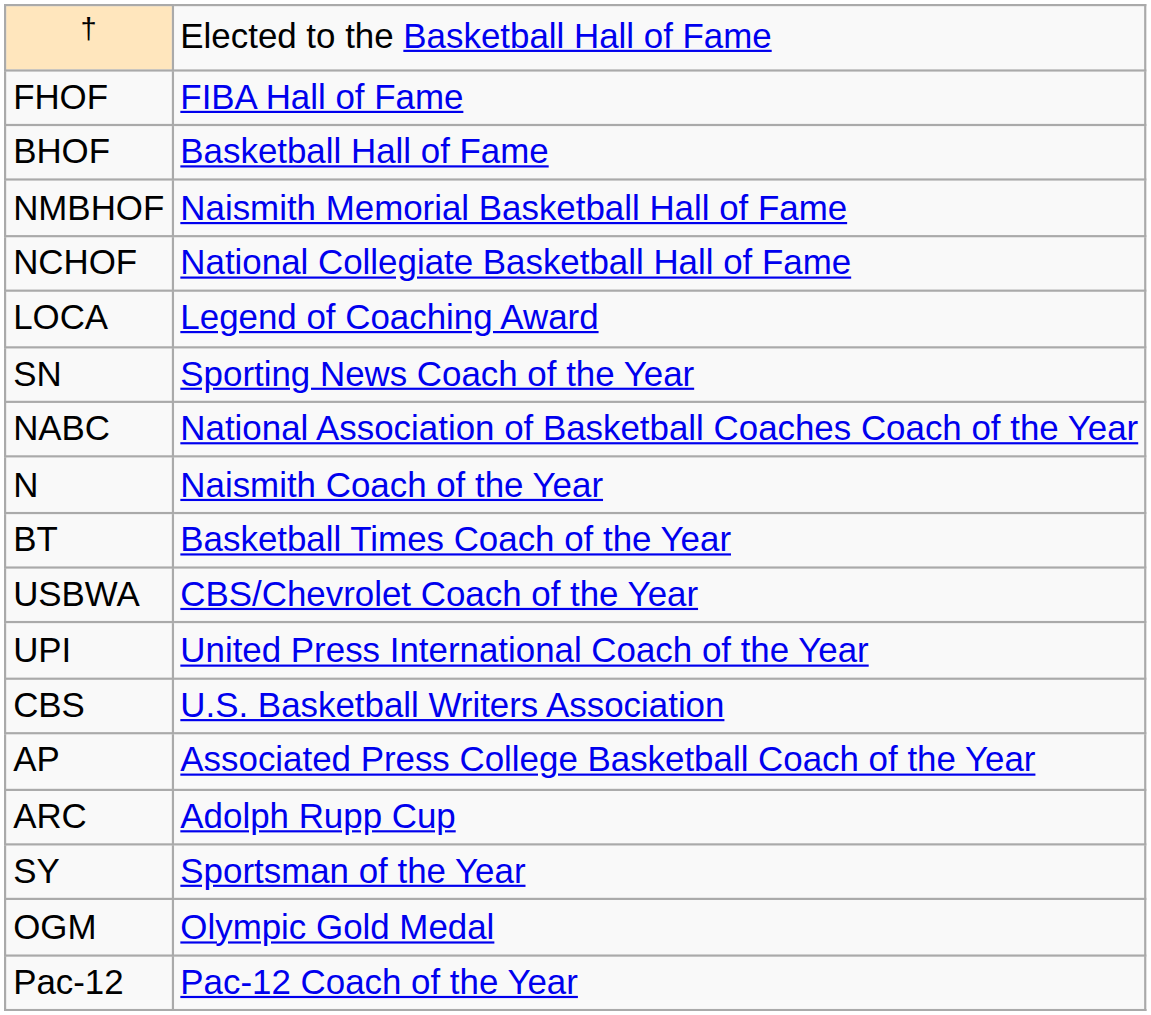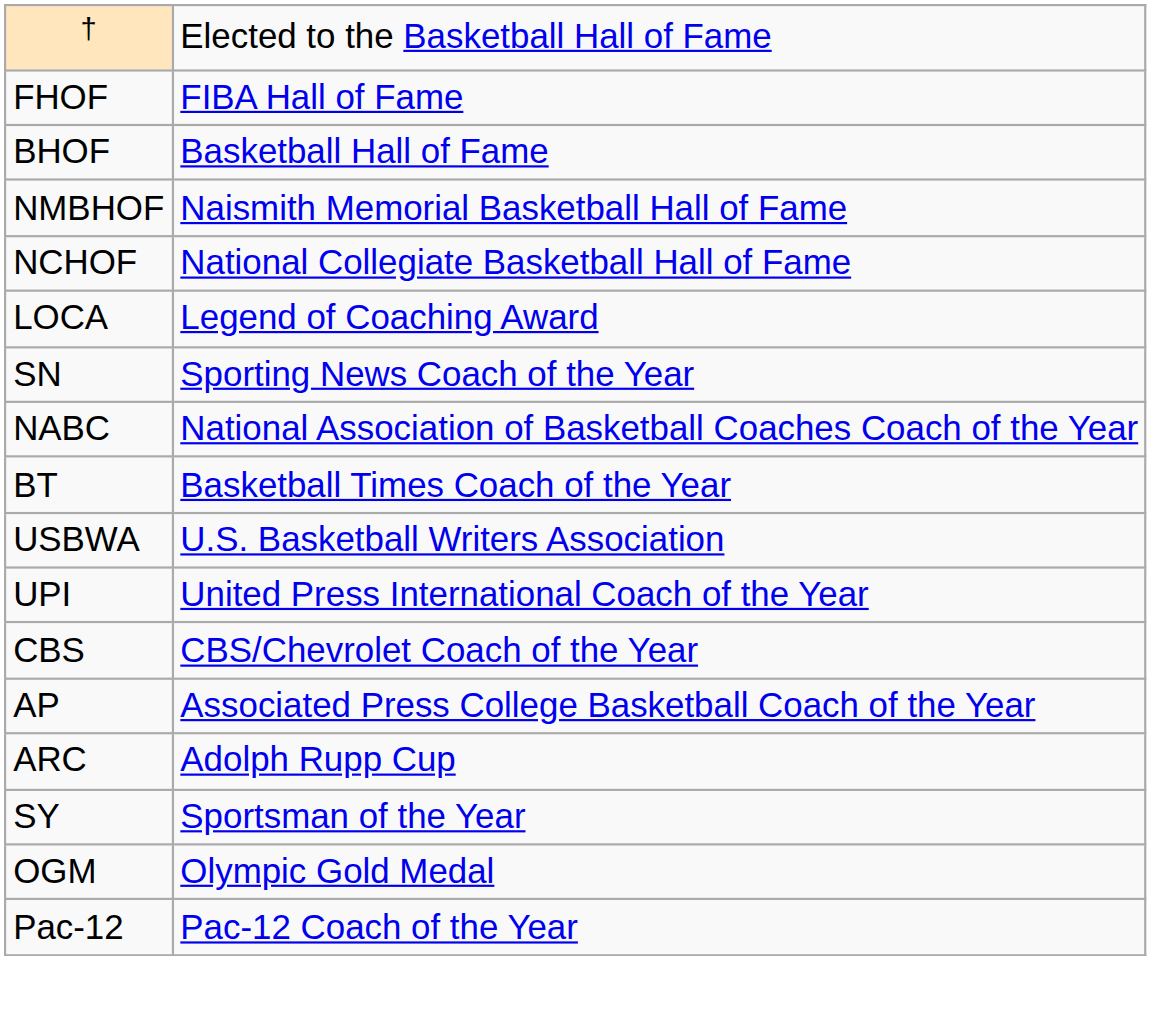- row: (26, 484)
(439, 594) CBS/Chevrolet Coach of the Year -> (452, 539) U.S. Basketball Writers Association
(452, 705) U.S. Basketball Writers Association -> (439, 650) CBS/Chevrolet Coach of the Year
